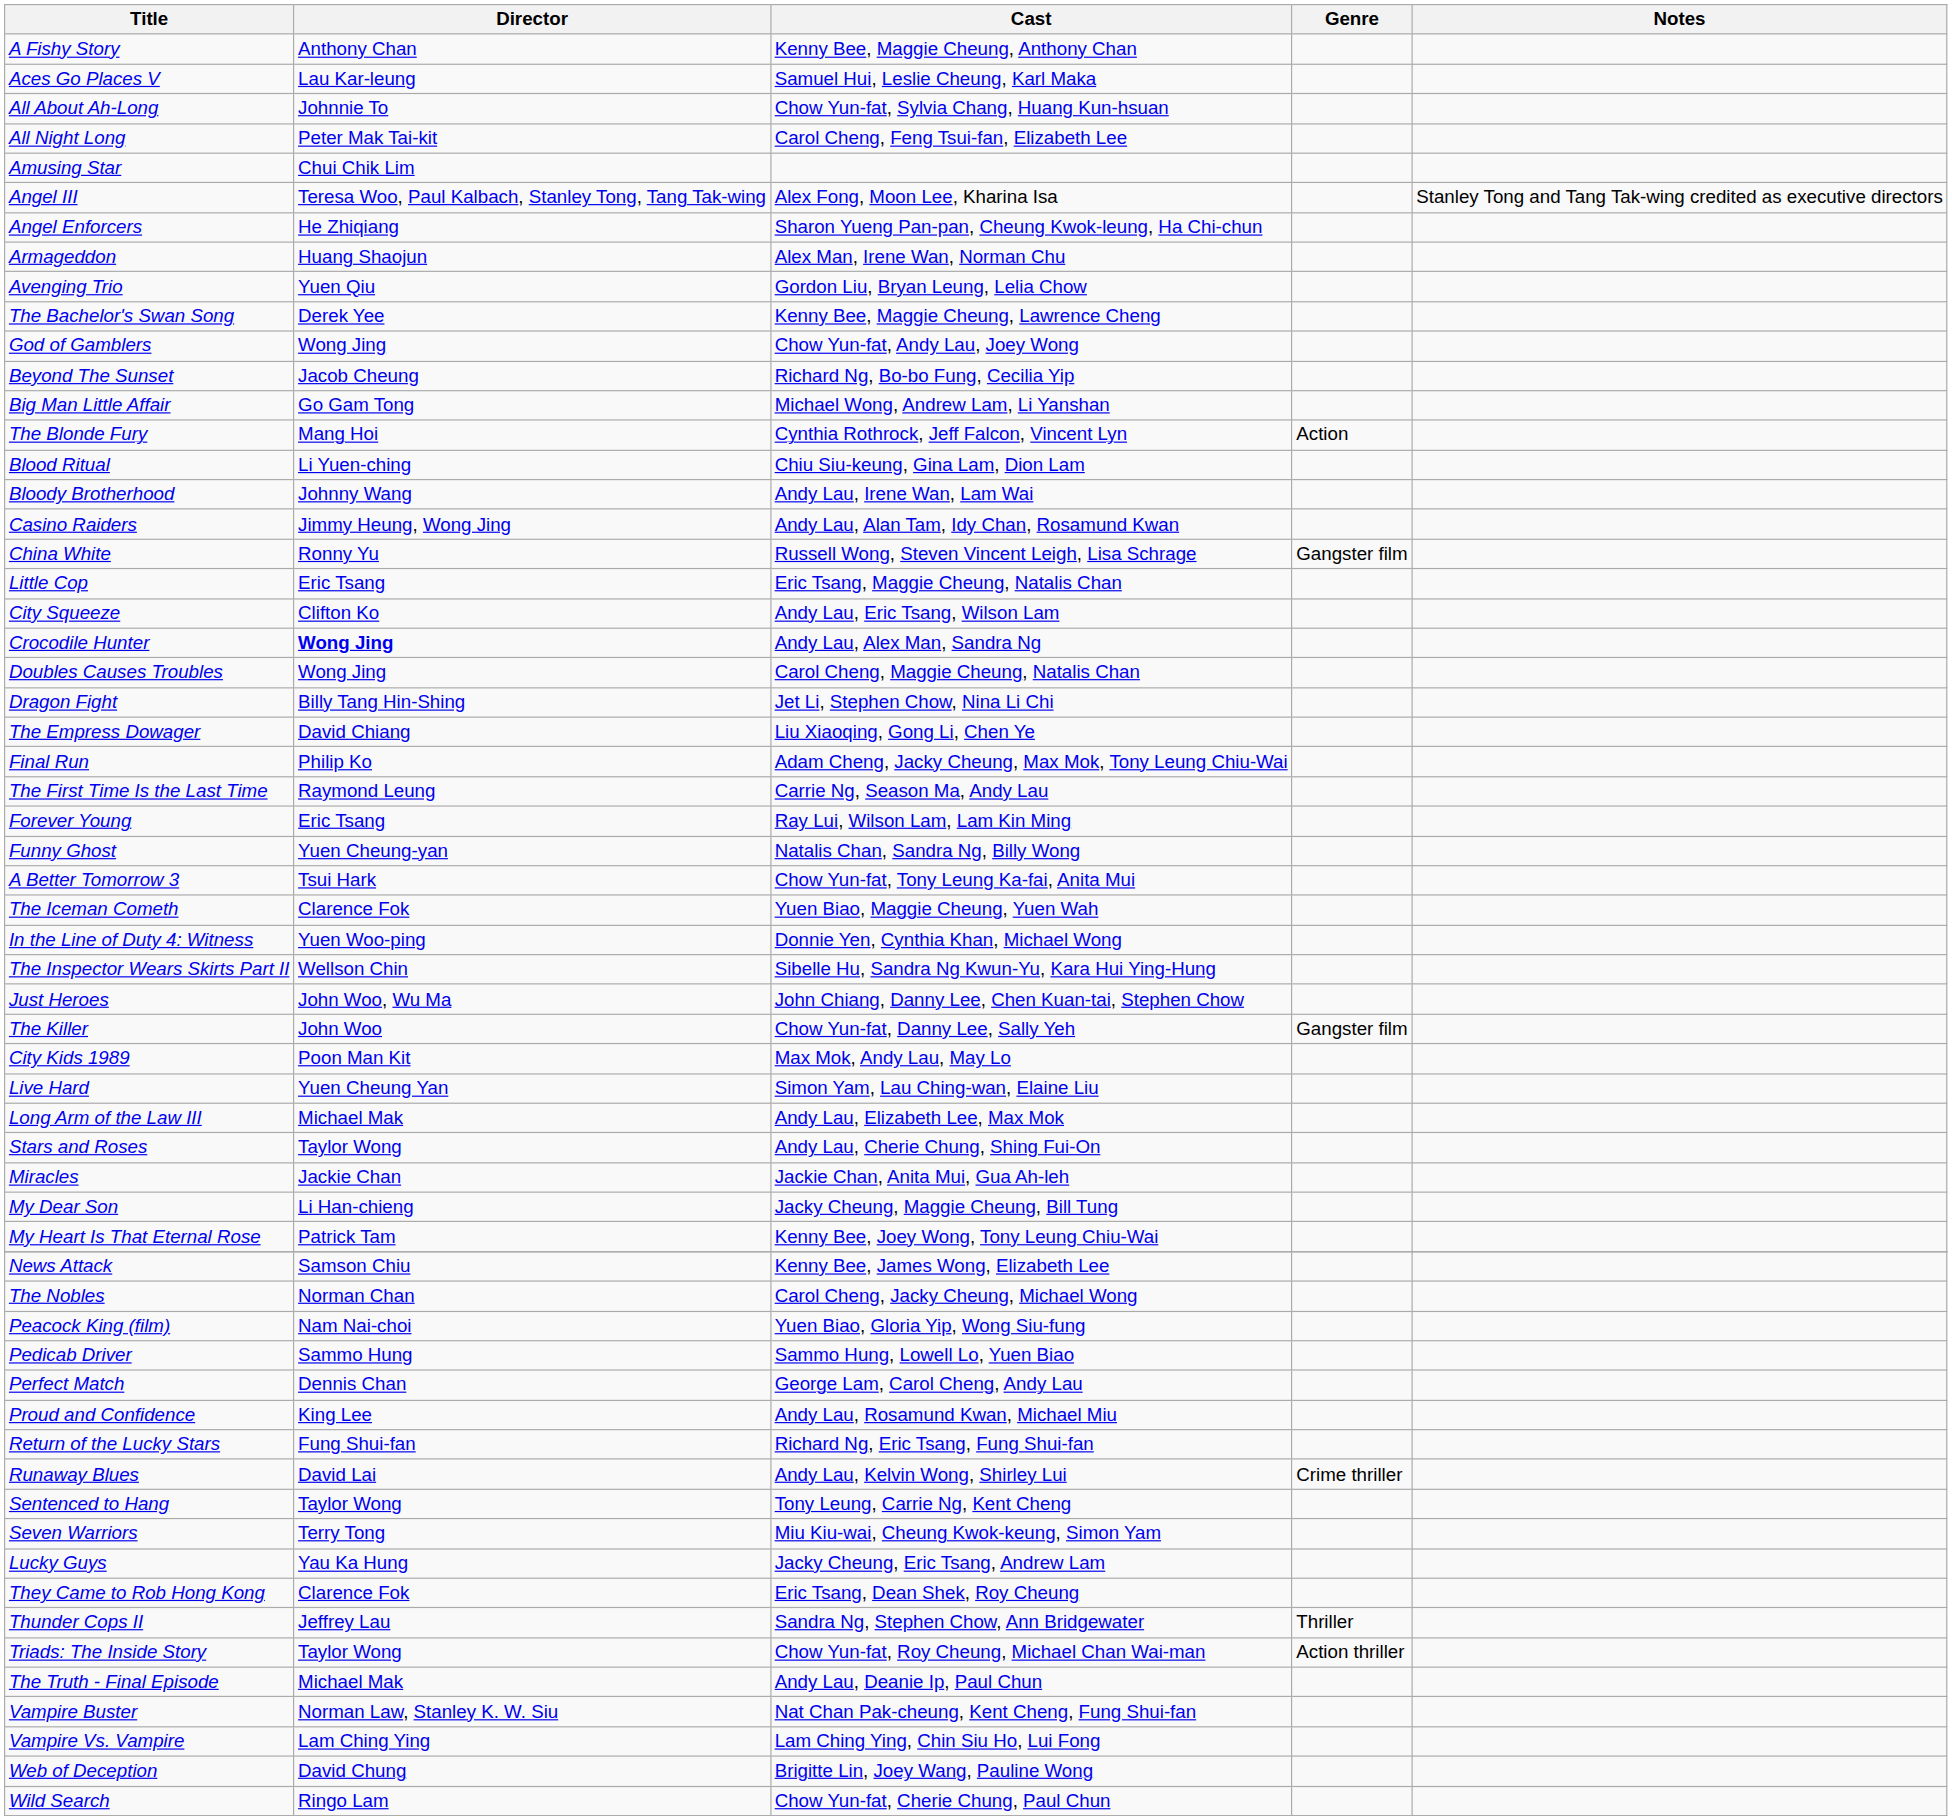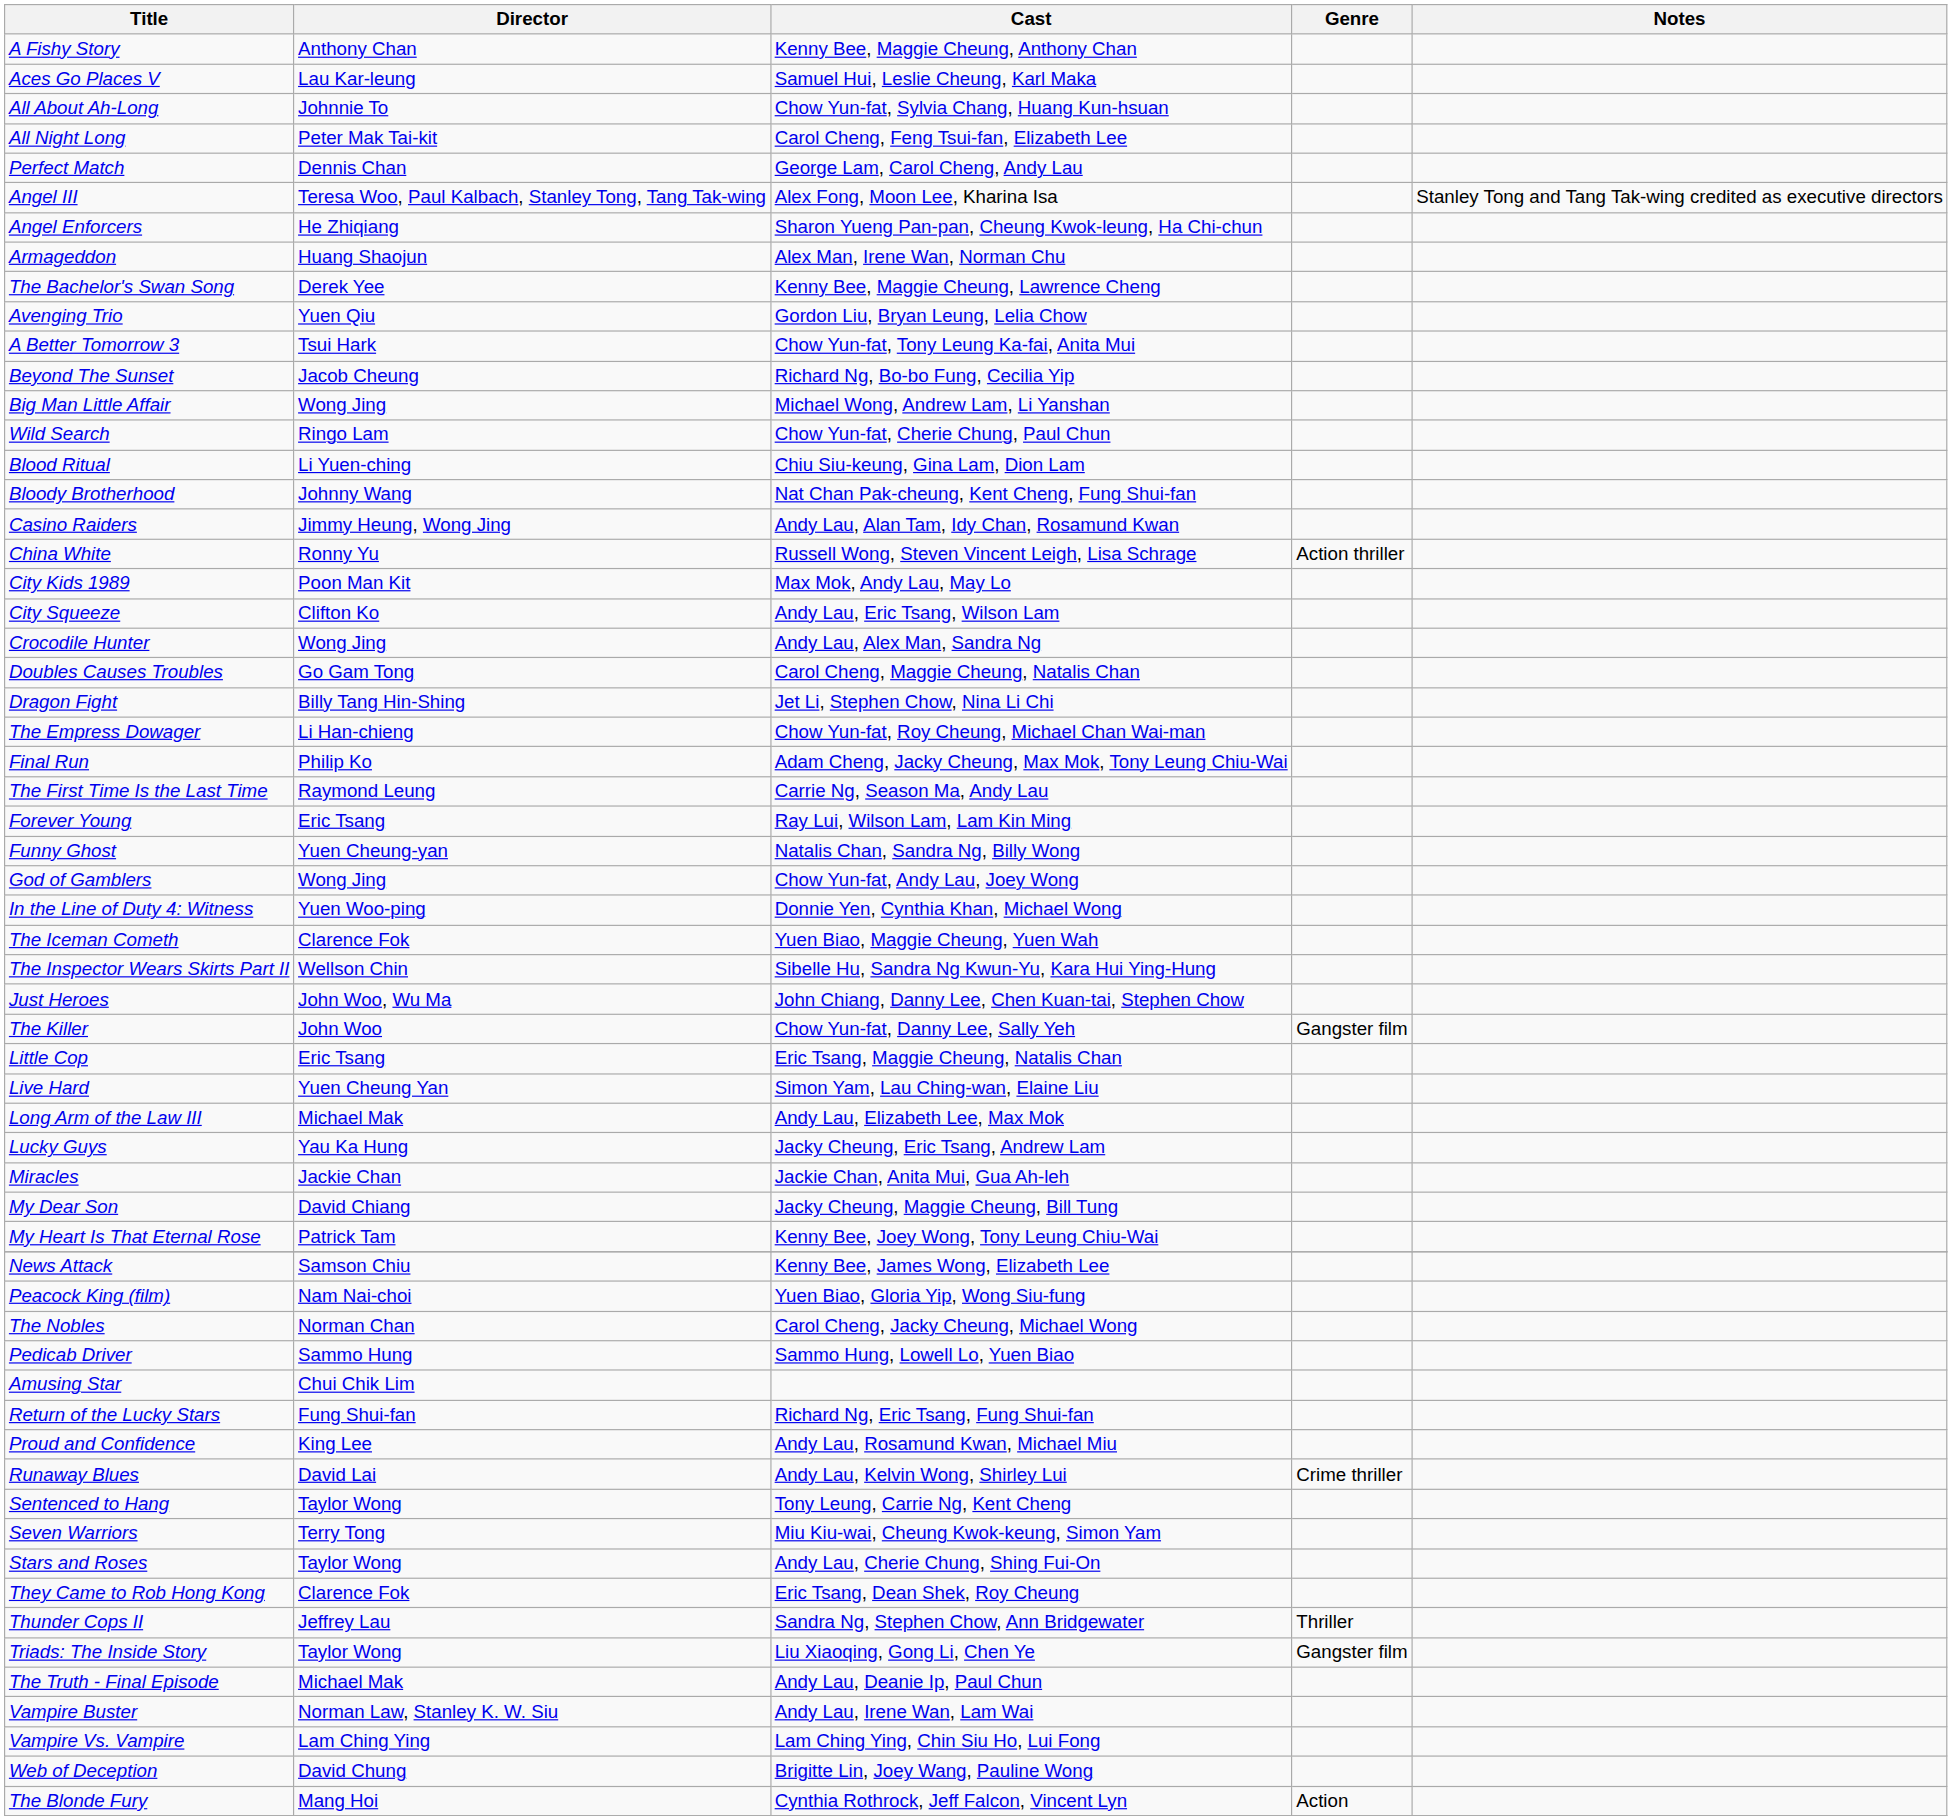rows swapped: (65, 167) <-> (67, 1385)
rows swapped: (66, 286) <-> (122, 316)
rows swapped: (94, 880) <-> (80, 345)
(356, 405) Go Gam Tong -> (342, 405) Wong Jing
rows swapped: (78, 434) <-> (59, 1800)
(904, 494) Andy Lau, Irene Wan, Lam Wai -> (985, 494) Nat Chan Pak-cheung, Kent Cheng, Fung Shui-fan
(1352, 553) Gangster film -> (1350, 553) Action thriller
rows swapped: (69, 1058) <-> (48, 583)
(346, 642) bold -> (342, 642) normal
(342, 672) Wong Jing -> (356, 672) Go Gam Tong
(354, 731) David Chiang -> (356, 731) Li Han-chieng
(905, 731) Liu Xiaoqing, Gong Li, Chen Ye -> (990, 731) Chow Yun-fat, Roy Cheung, Michael Chan Wai-man
rows swapped: (94, 910) <-> (131, 939)
rows swapped: (58, 1563) <-> (78, 1147)
(356, 1206) Li Han-chieng -> (354, 1206) David Chiang
rows swapped: (57, 1295) <-> (90, 1325)
rows swapped: (102, 1414) <-> (115, 1444)
(990, 1652) Chow Yun-fat, Roy Cheung, Michael Chan Wai-man -> (905, 1652) Liu Xiaoqing, Gong Li, Chen Ye
(1350, 1652) Action thriller -> (1352, 1652) Gangster film
(985, 1711) Nat Chan Pak-cheung, Kent Cheng, Fung Shui-fan -> (904, 1711) Andy Lau, Irene Wan, Lam Wai
